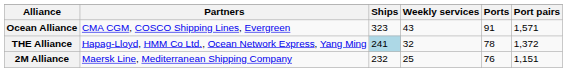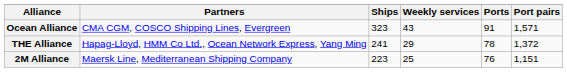(379, 43) lightblue background -> (379, 43) no background
(408, 43) 32 -> (408, 43) 29
(379, 59) 232 -> (379, 59) 223
